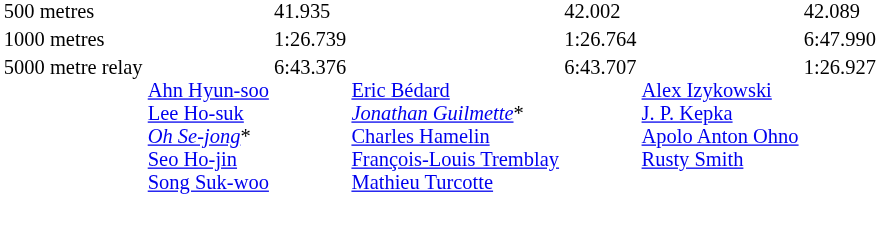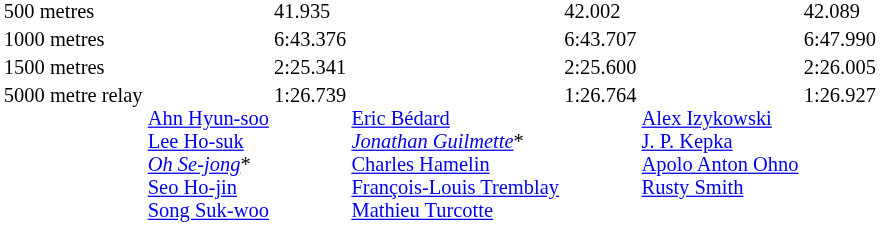(310, 39) 1:26.739 -> (310, 39) 6:43.376
(600, 39) 1:26.764 -> (600, 39) 6:43.707
+ row: (54, 67)
(310, 67) 6:43.376 -> (310, 95) 1:26.739
(600, 67) 6:43.707 -> (600, 95) 1:26.764
